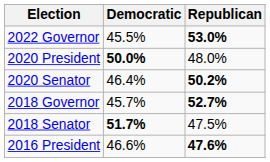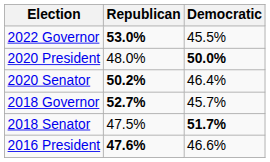columns swapped: (225, 15) <-> (144, 15)
